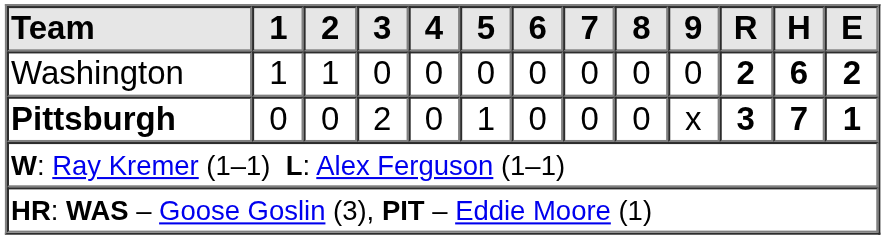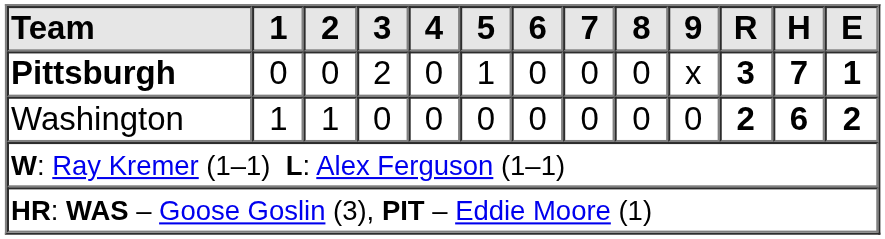rows swapped: (97, 73) <-> (93, 118)
